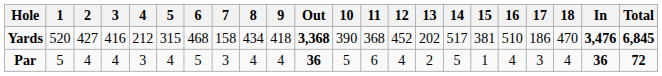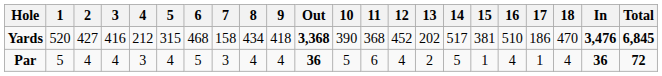(540, 60) 3 -> (540, 60) 1
